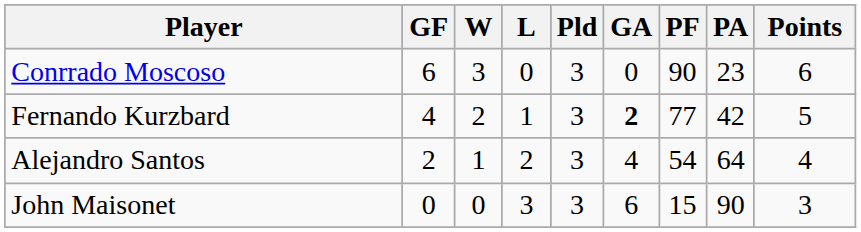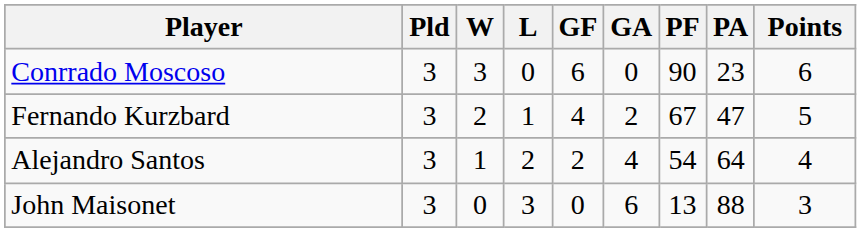columns swapped: (577, 26) <-> (429, 26)
(631, 115) bold -> (631, 115) normal
(683, 115) 77 -> (683, 115) 67
(731, 115) 42 -> (731, 115) 47
(683, 204) 15 -> (683, 204) 13
(731, 204) 90 -> (731, 204) 88
